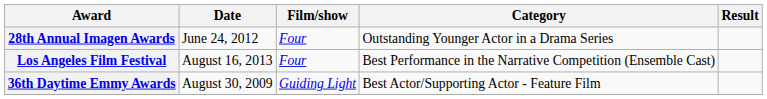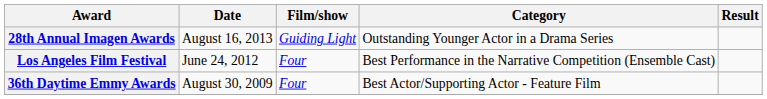(220, 38) June 24, 2012 -> (227, 38) August 16, 2013
(293, 38) Four -> (318, 38) Guiding Light
(227, 61) August 16, 2013 -> (220, 61) June 24, 2012
(318, 83) Guiding Light -> (293, 83) Four
